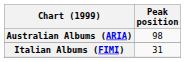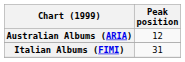(157, 36) 98 -> (157, 36) 12
